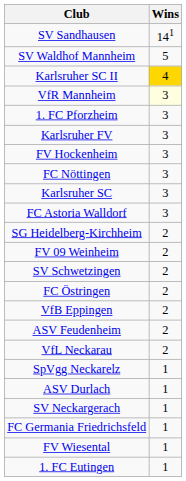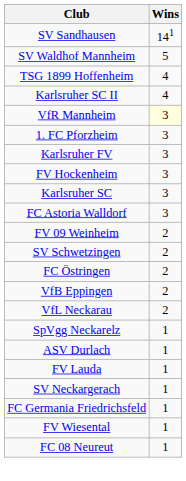+ row: (77, 76)
(165, 76) gold background -> (165, 95) no background
- row: (77, 173)
- row: (77, 232)
- row: (77, 330)
+ row: (77, 369)
+ row: (77, 447)
- row: (77, 466)
